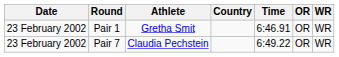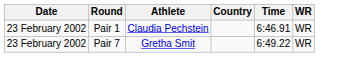- column: (302, 12)
(168, 28) Gretha Smit -> (168, 28) Claudia Pechstein
(168, 44) Claudia Pechstein -> (168, 44) Gretha Smit
